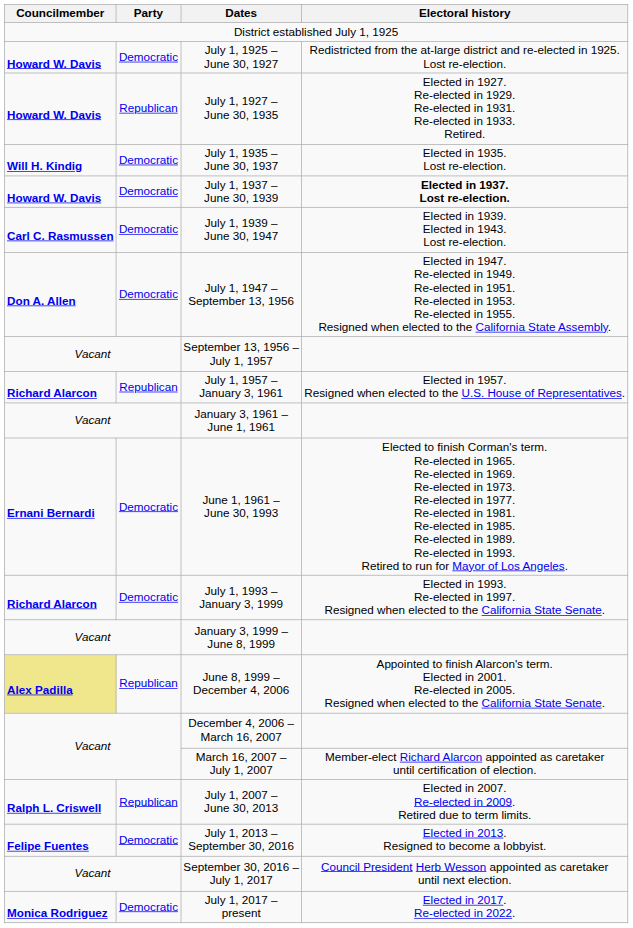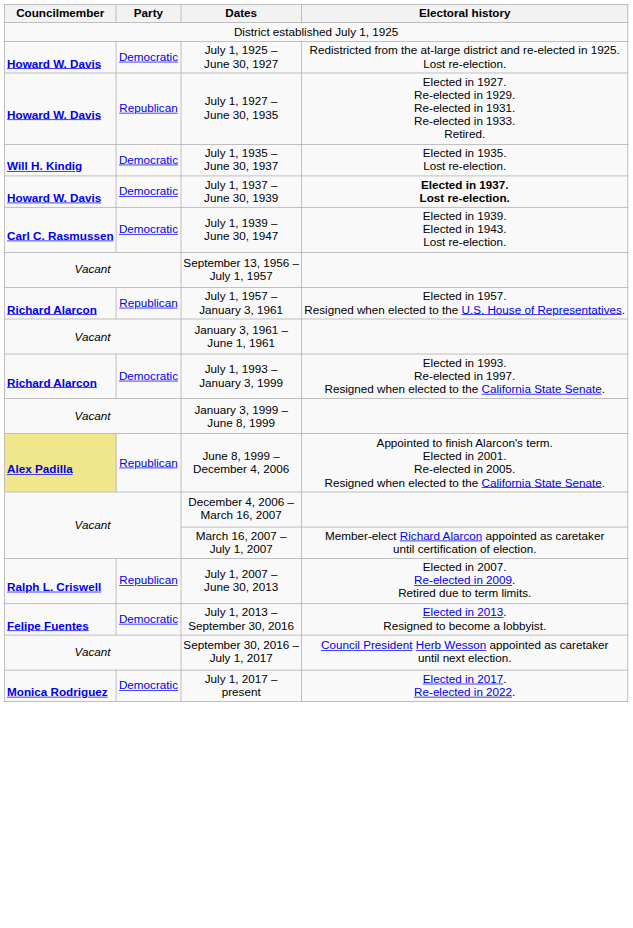- row: (241, 294)
- row: (241, 506)
